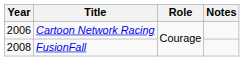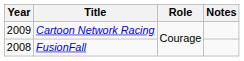(19, 30) 2006 -> (19, 30) 2009
